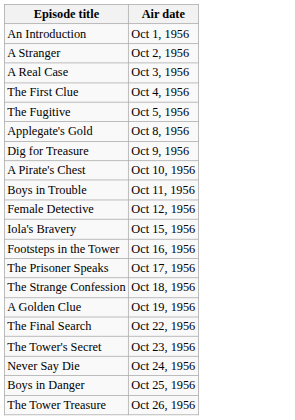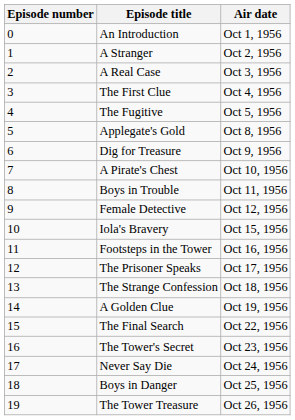+ column: (51, 14)
